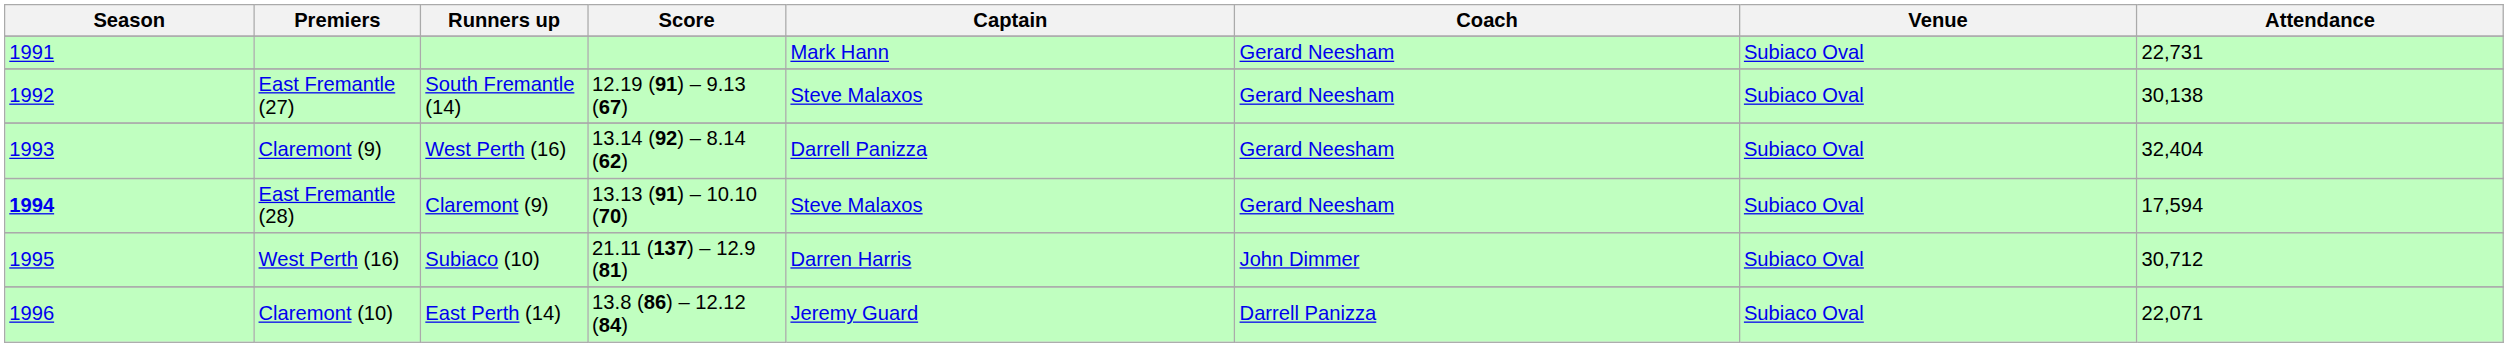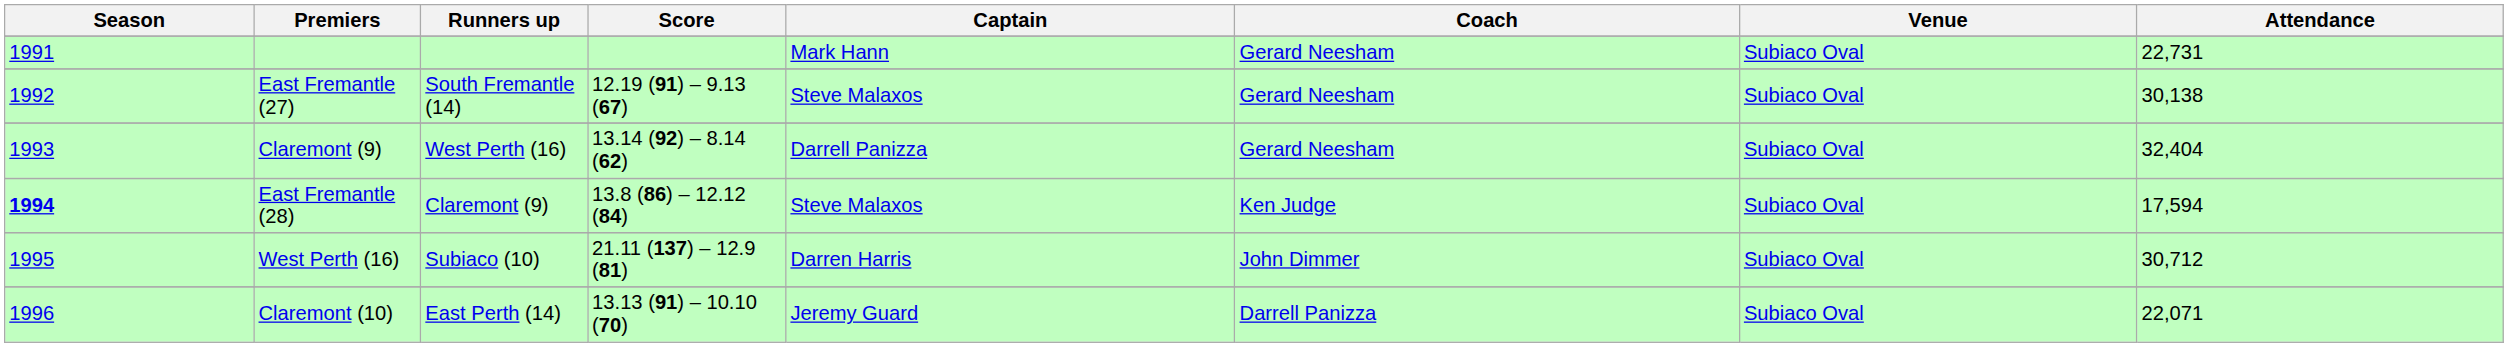(675, 205) 13.13 (91) – 10.10 (70) -> (669, 205) 13.8 (86) – 12.12 (84)
(1317, 205) Gerard Neesham -> (1288, 205) Ken Judge
(669, 314) 13.8 (86) – 12.12 (84) -> (675, 314) 13.13 (91) – 10.10 (70)
